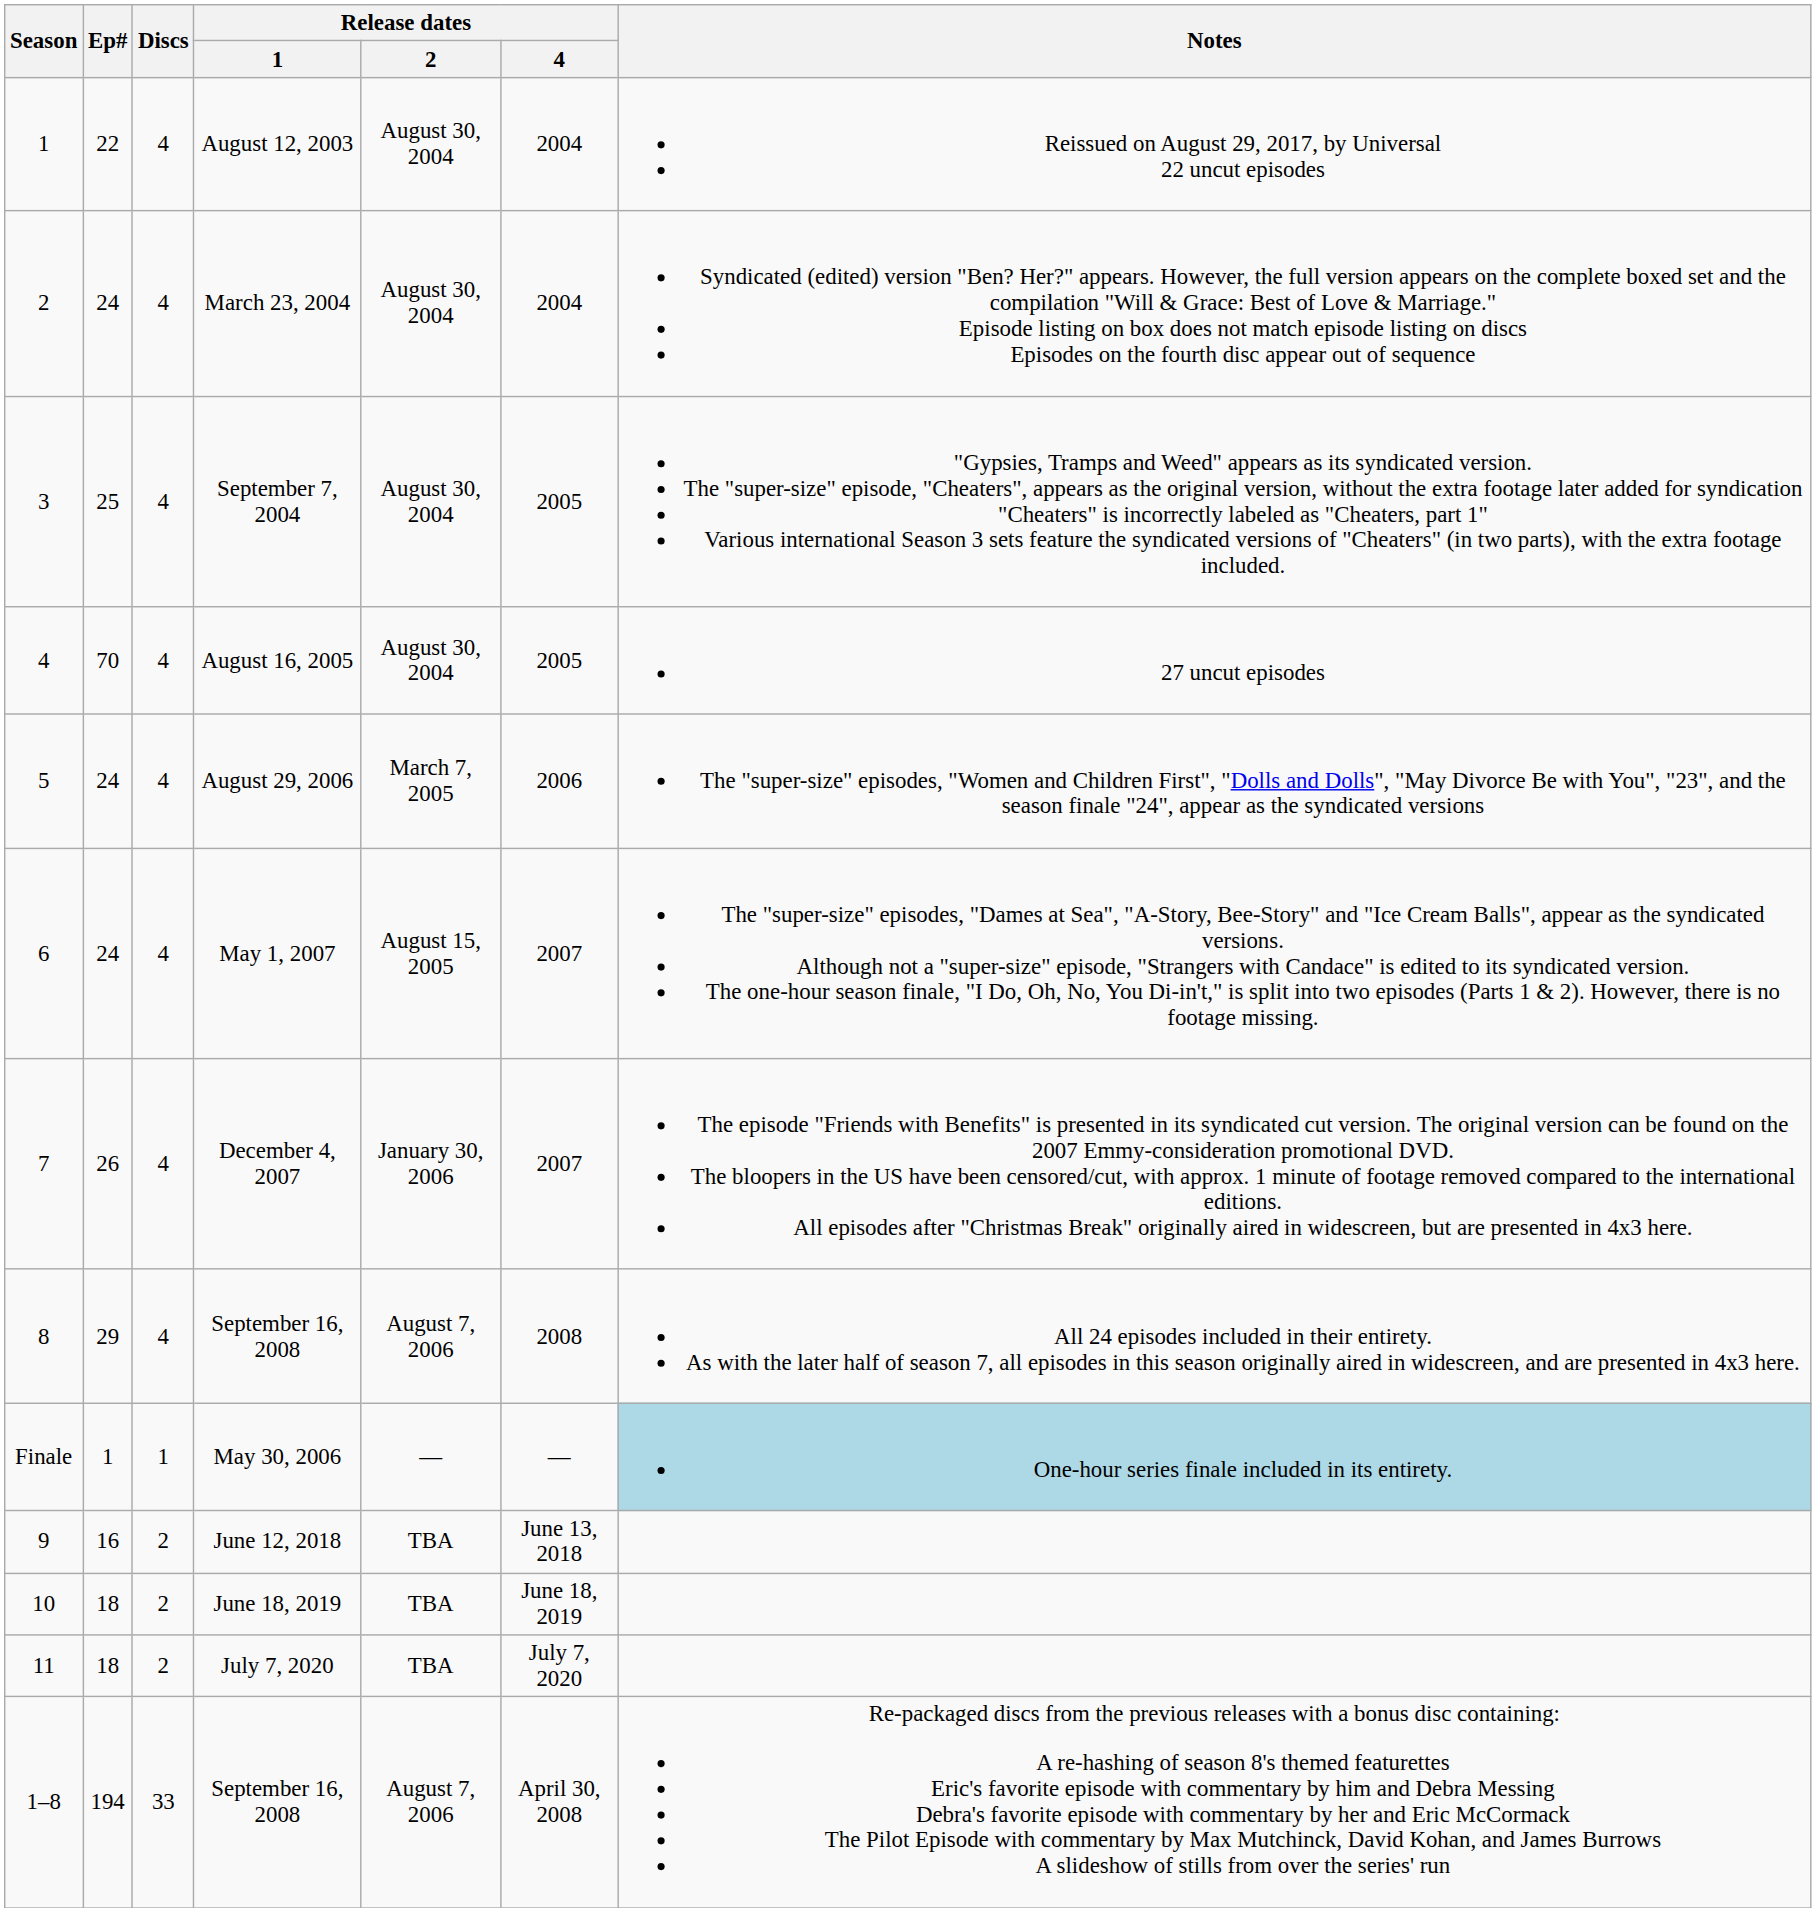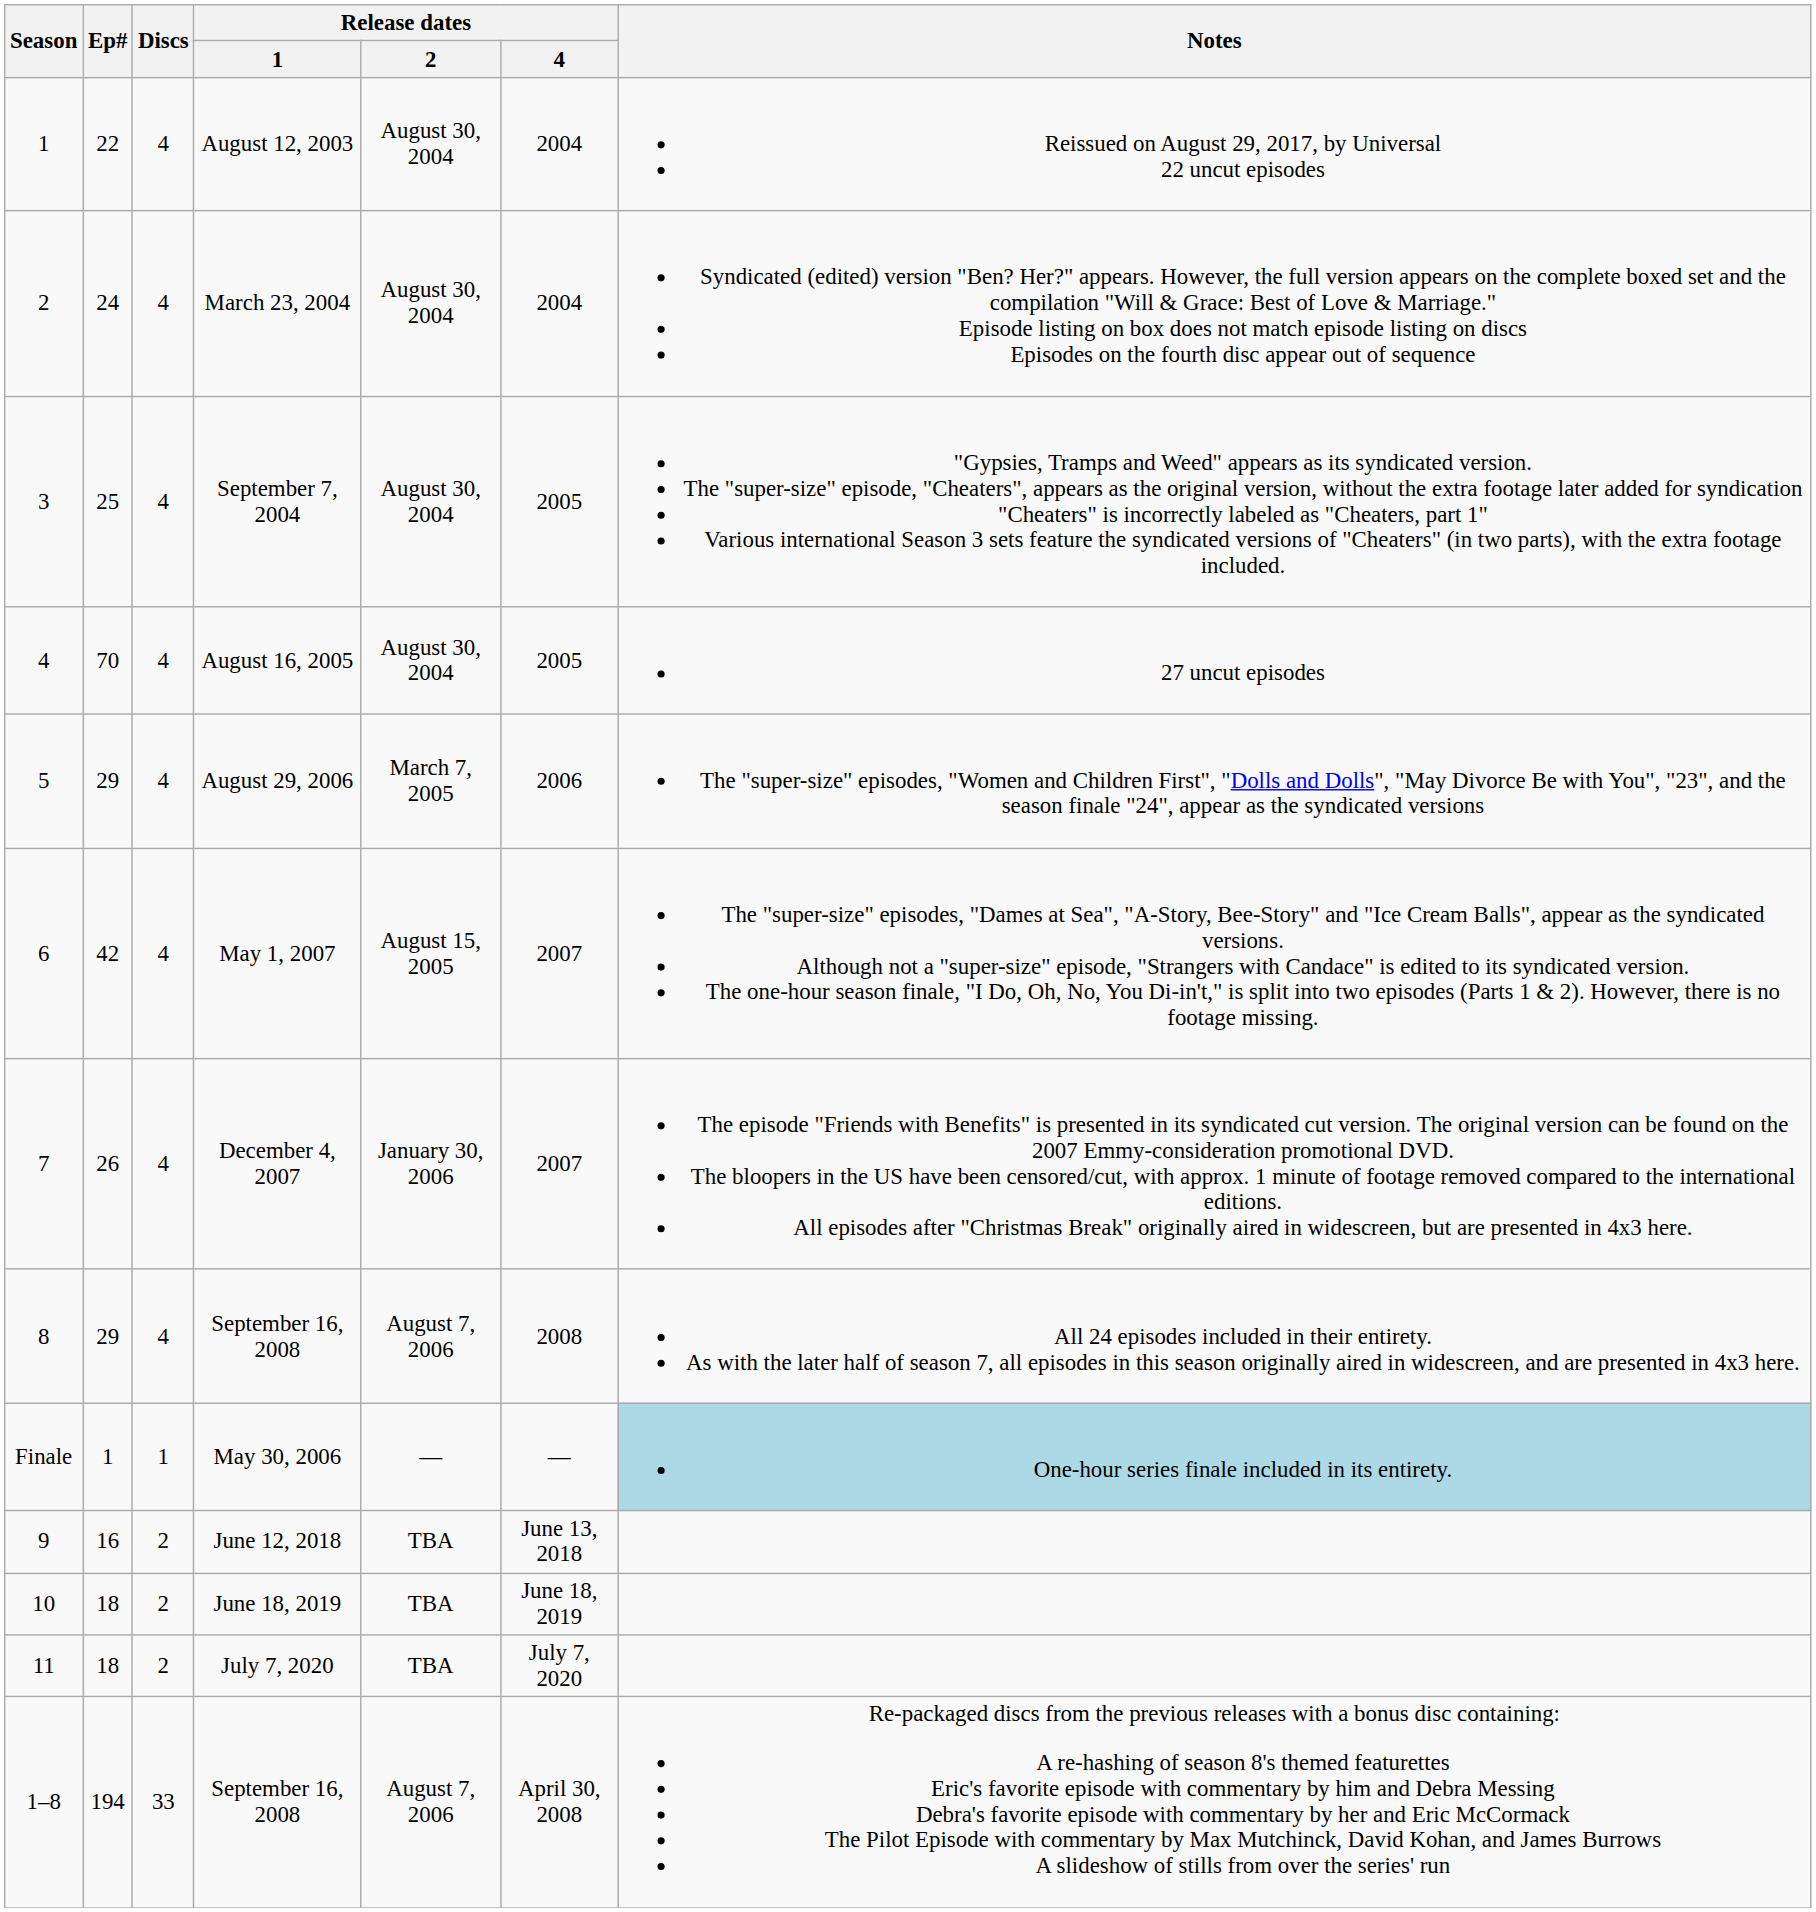(108, 780) 24 -> (108, 780) 29
(108, 953) 24 -> (108, 953) 42
